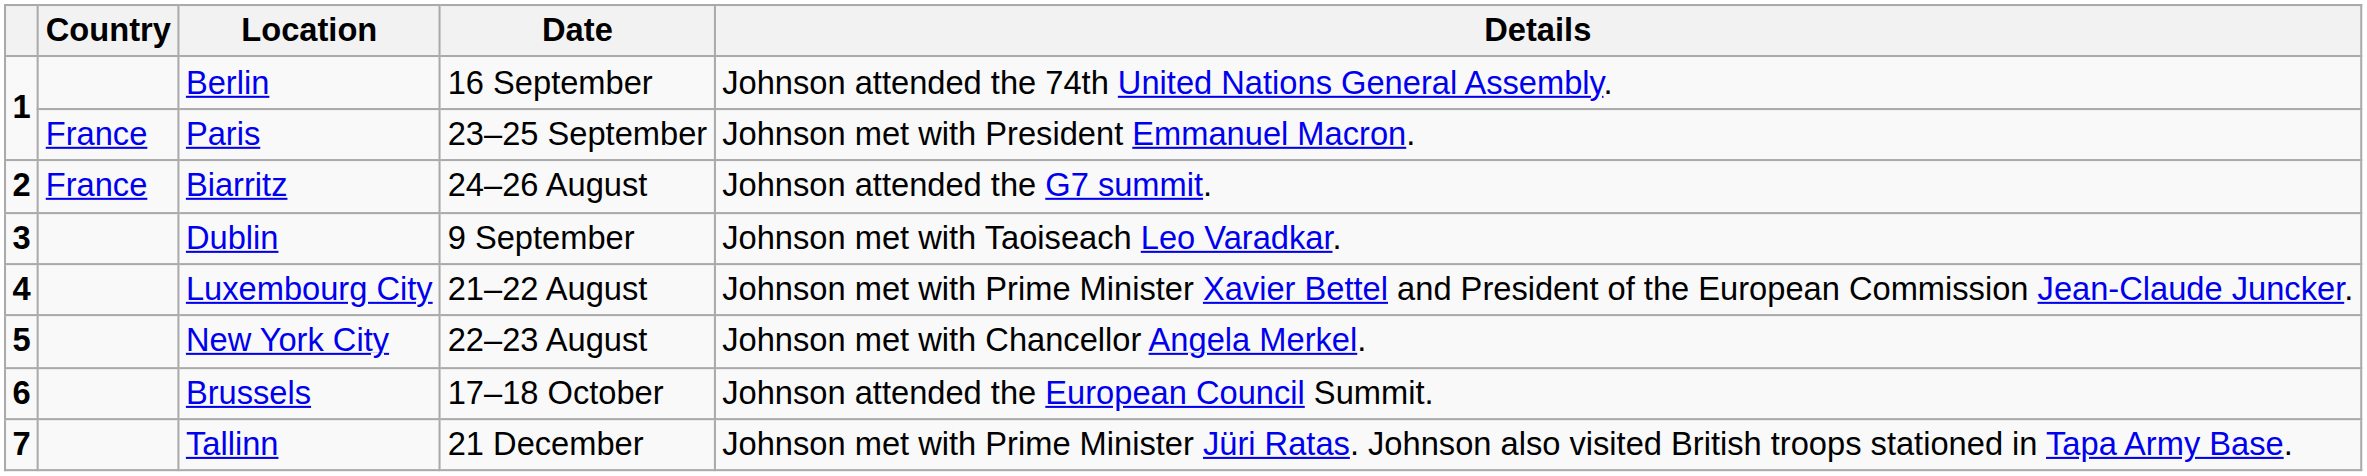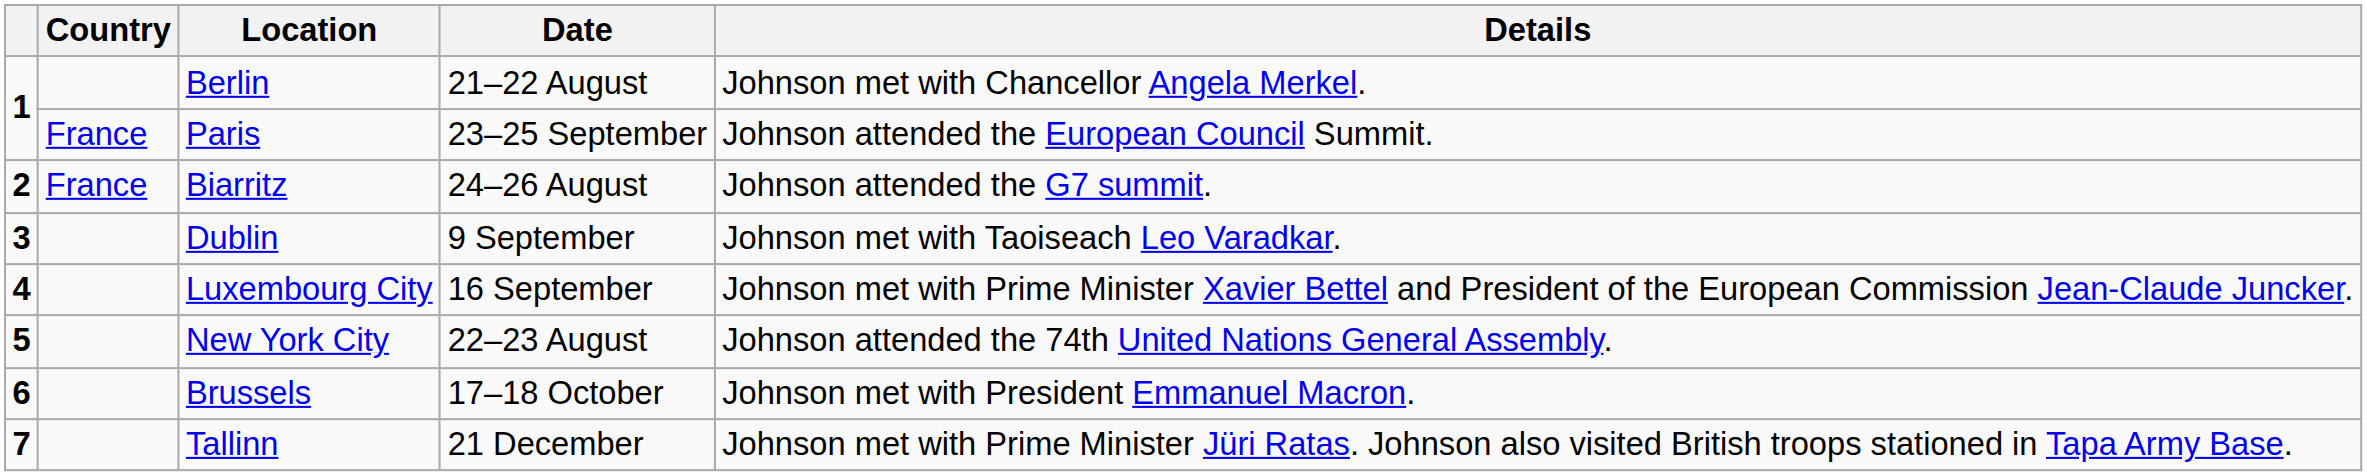(550, 82) 16 September -> (548, 82) 21–22 August
(1167, 82) Johnson attended the 74th United Nations General Assembly. -> (1044, 82) Johnson met with Chancellor Angela Merkel.
(1069, 133) Johnson met with President Emmanuel Macron. -> (1078, 133) Johnson attended the European Council Summit.
(548, 289) 21–22 August -> (550, 289) 16 September
(1044, 340) Johnson met with Chancellor Angela Merkel. -> (1167, 340) Johnson attended the 74th United Nations General Assembly.
(1078, 392) Johnson attended the European Council Summit. -> (1069, 392) Johnson met with President Emmanuel Macron.
